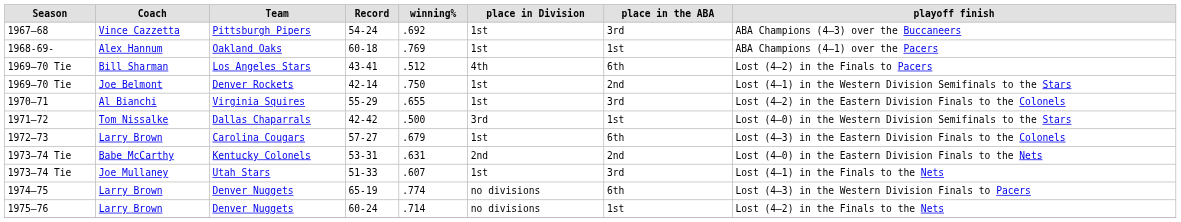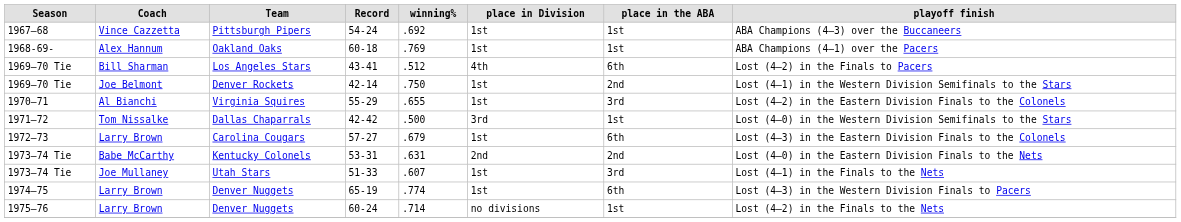(616, 31) 3rd -> (616, 31) 1st
(506, 191) no divisions -> (479, 191) 1st
